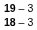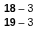rows swapped: (19, 23) <-> (19, 8)
